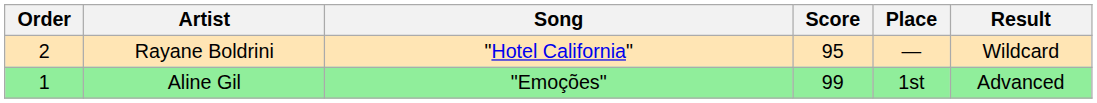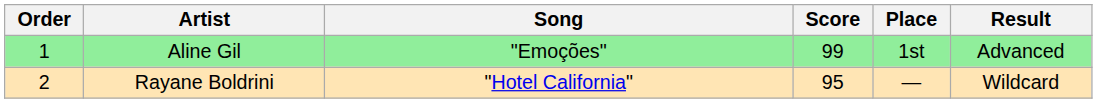rows swapped: (204, 82) <-> (204, 51)
